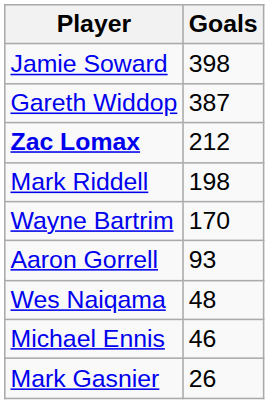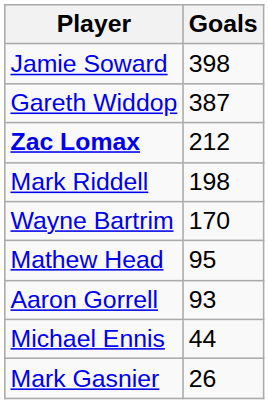+ row: (87, 260)
- row: (88, 299)
(203, 338) 46 -> (203, 338) 44
